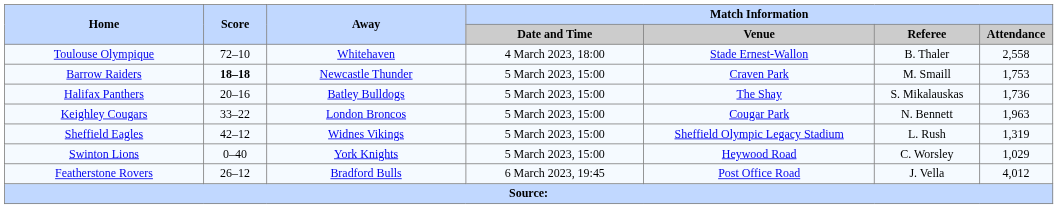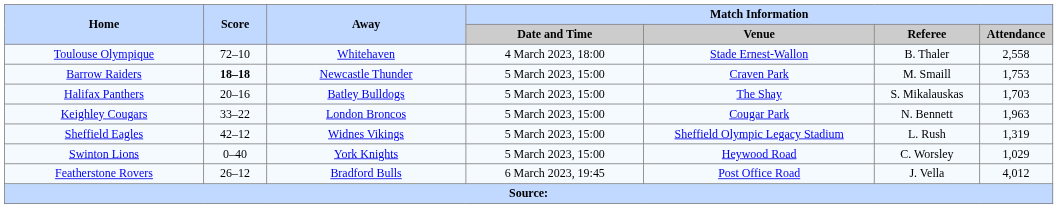(1016, 94) 1,736 -> (1016, 94) 1,703
